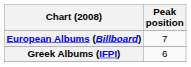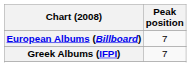(165, 54) 6 -> (165, 54) 7
